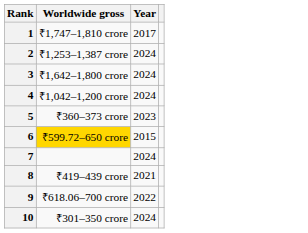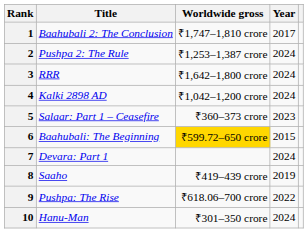+ column: (106, 13)
(145, 176) 2021 -> (284, 176) 2019
